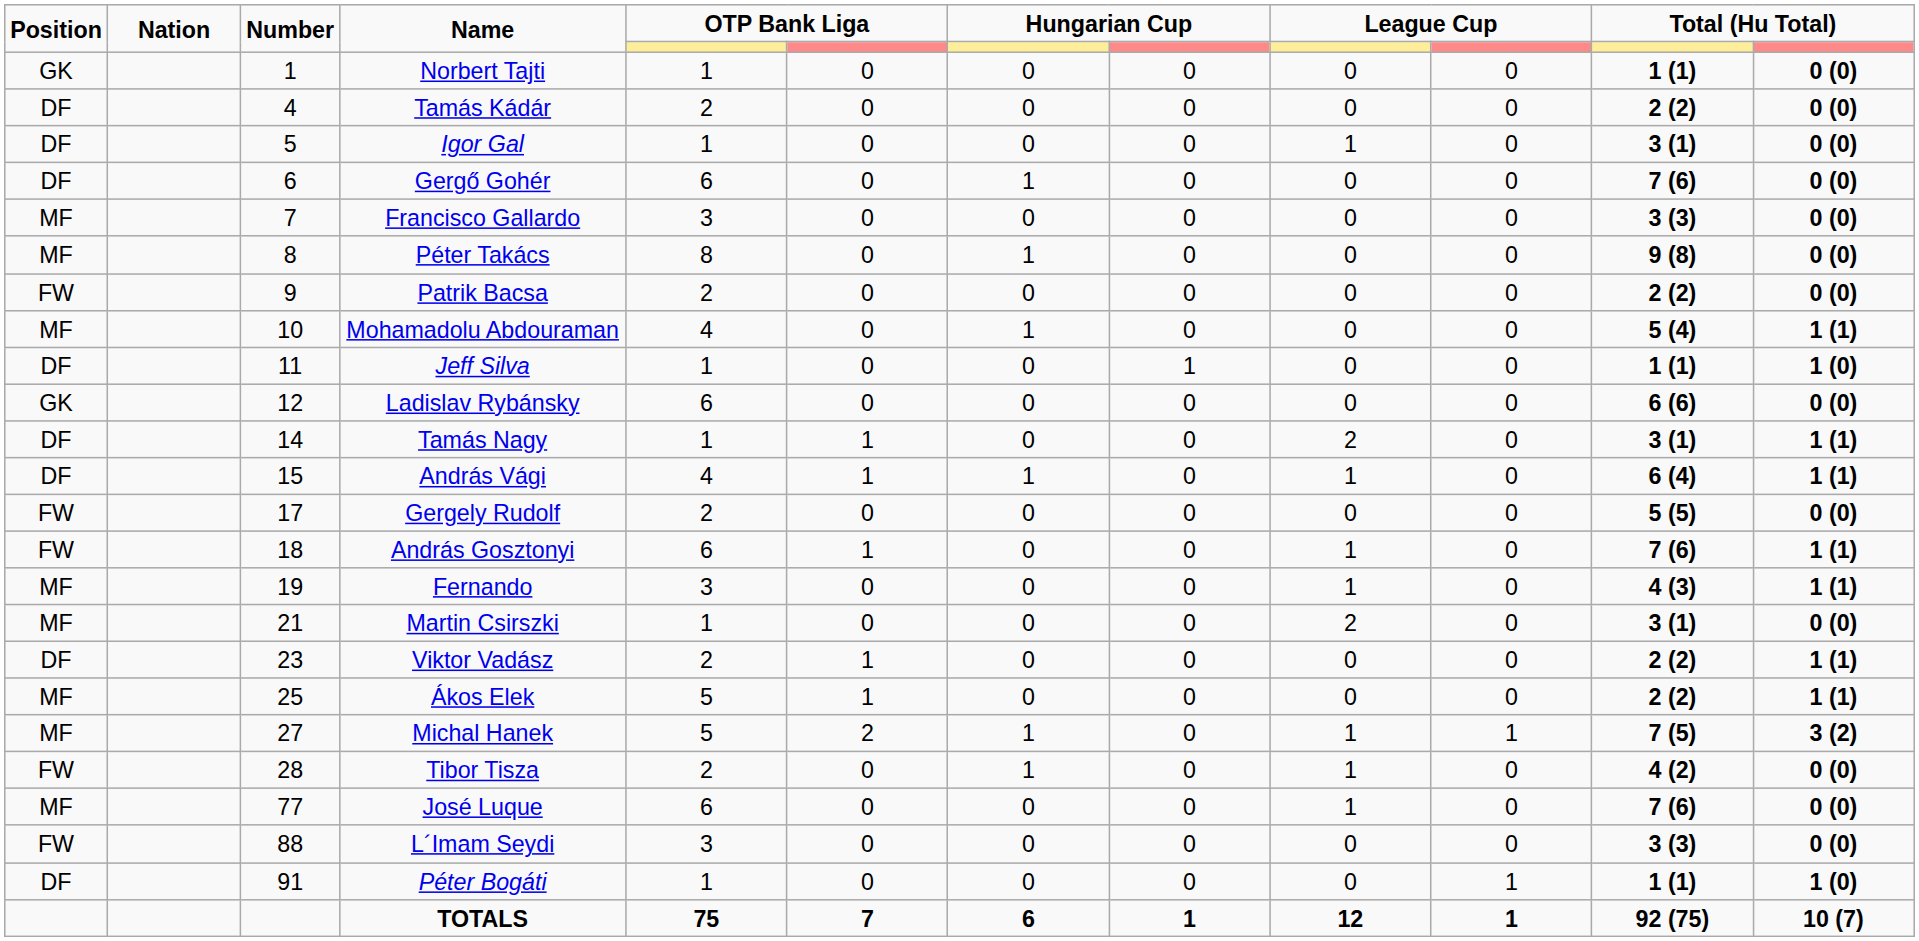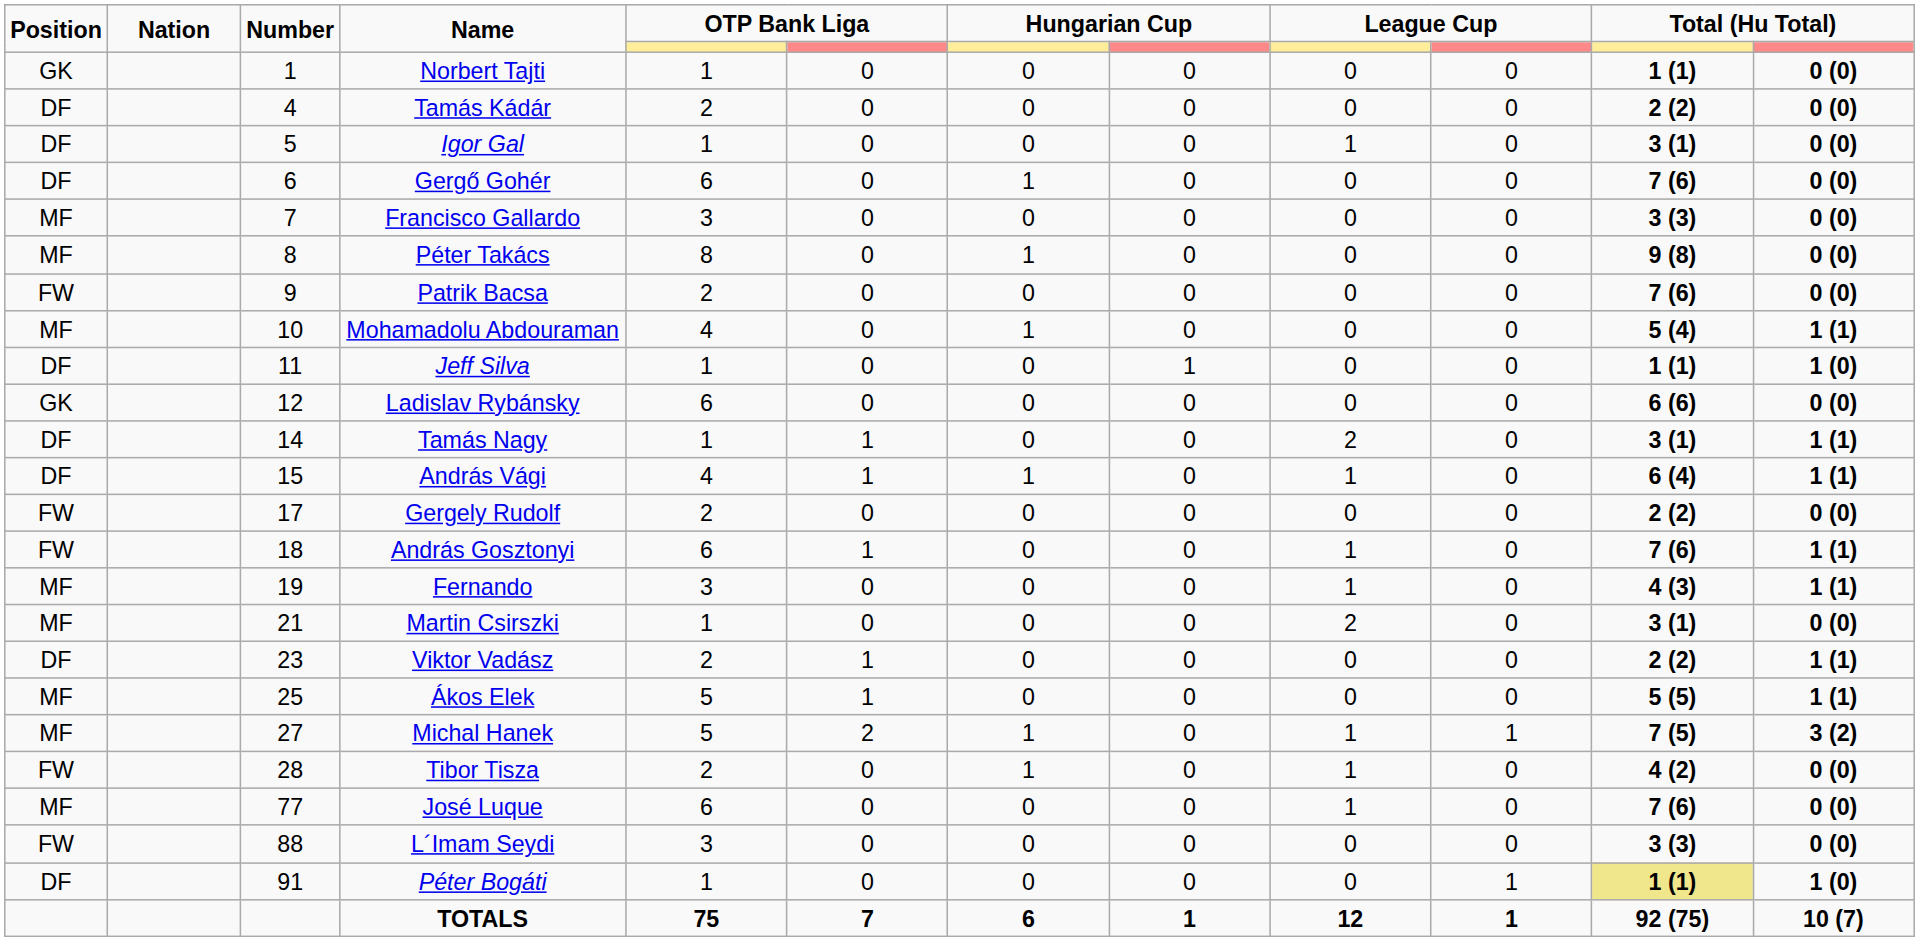(1672, 292) 2 (2) -> (1672, 292) 7 (6)
(1672, 513) 5 (5) -> (1672, 513) 2 (2)
(1672, 697) 2 (2) -> (1672, 697) 5 (5)
(1672, 881) no background -> (1672, 881) khaki background
